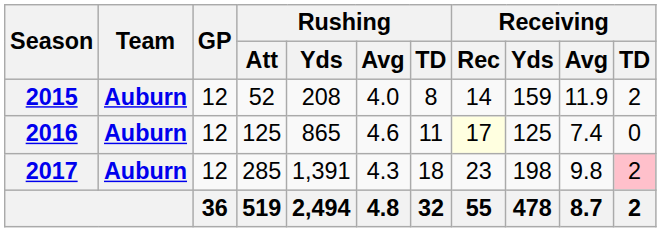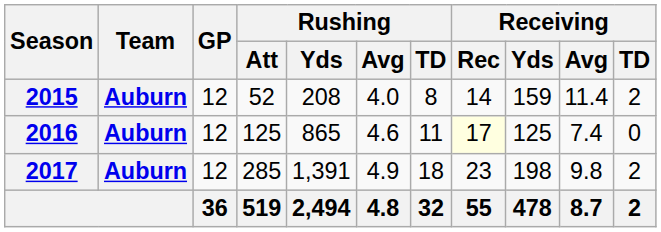(586, 97) 11.9 -> (586, 97) 11.4
(383, 171) 4.3 -> (383, 171) 4.9
(635, 171) pink background -> (635, 171) no background
